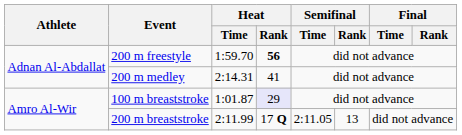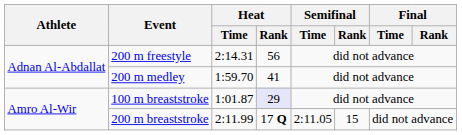(234, 56) 1:59.70 -> (234, 56) 2:14.31
(274, 56) bold -> (274, 56) normal
(234, 77) 2:14.31 -> (234, 77) 1:59.70
(352, 120) 13 -> (352, 120) 15
